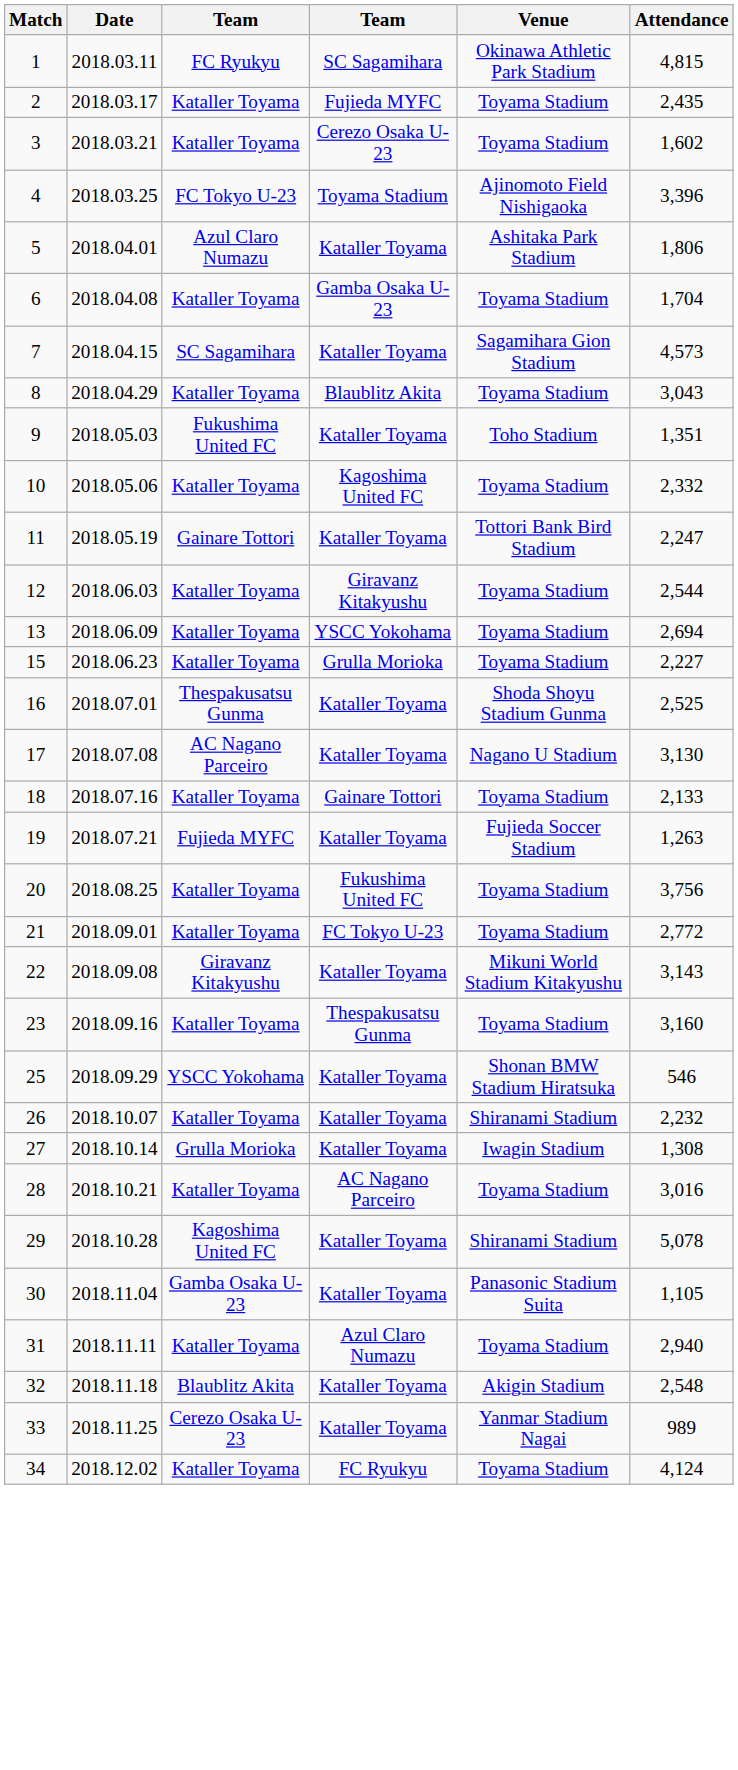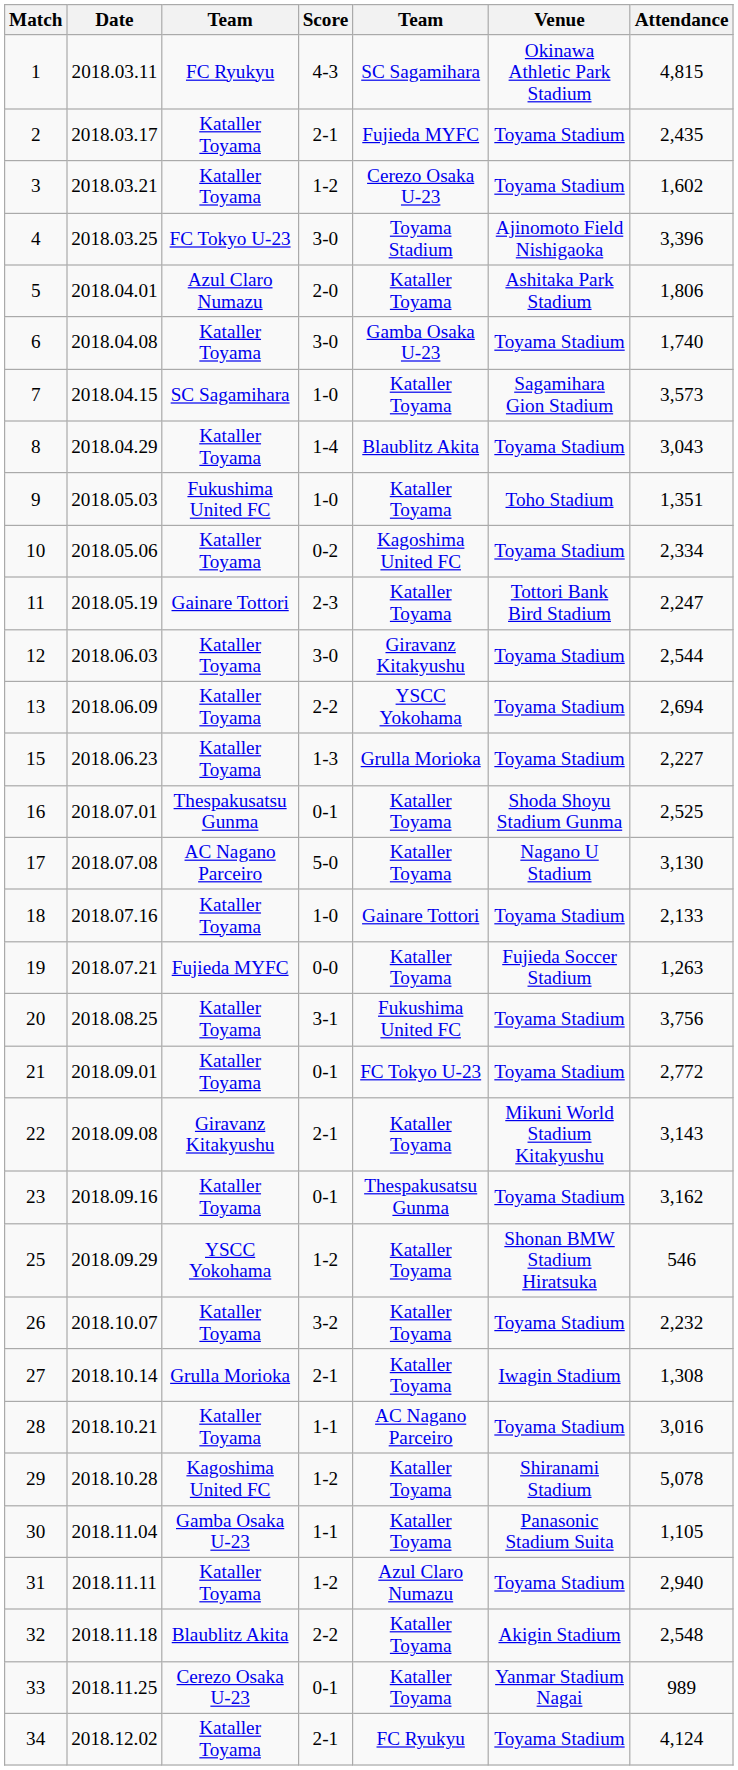+ column: (325, 19)
(682, 299) 1,704 -> (682, 342) 1,740
(682, 351) 4,573 -> (682, 394) 3,573
(682, 486) 2,332 -> (682, 551) 2,334
(682, 1024) 3,160 -> (682, 1197) 3,162
(543, 1117) Shiranami Stadium -> (560, 1322) Toyama Stadium
